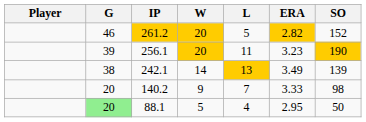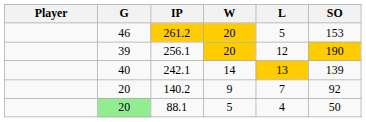- column: (292, 13)
(338, 32) 152 -> (335, 32) 153
(246, 51) 11 -> (282, 51) 12
(109, 70) 38 -> (124, 70) 40
(338, 88) 98 -> (335, 88) 92
